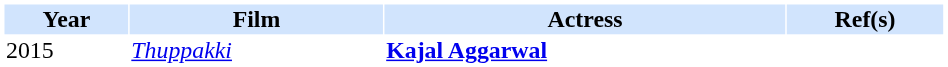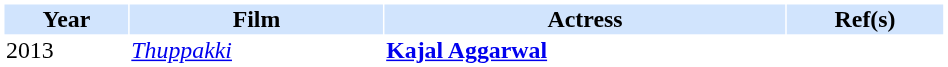(30, 50) 2015 -> (30, 50) 2013
